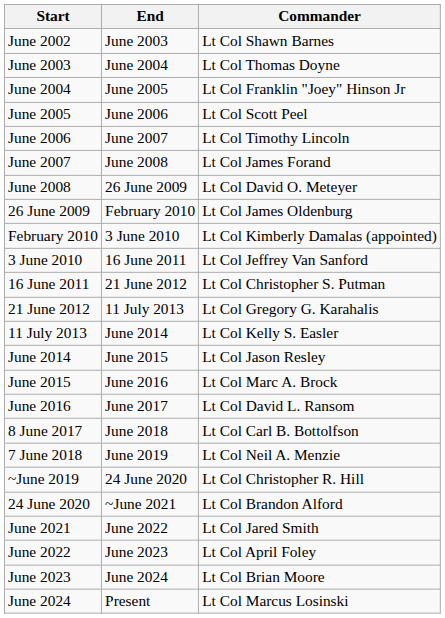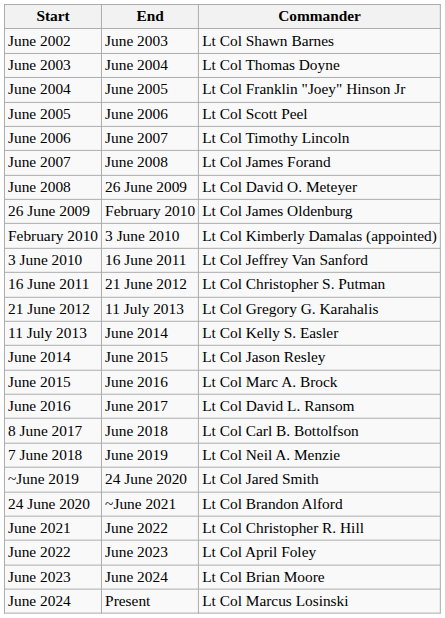(283, 479) Lt Col Christopher R. Hill -> (260, 479) Lt Col Jared Smith
(260, 528) Lt Col Jared Smith -> (283, 528) Lt Col Christopher R. Hill
